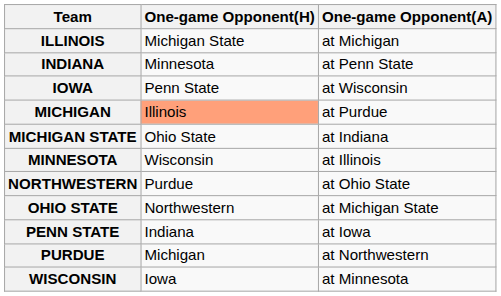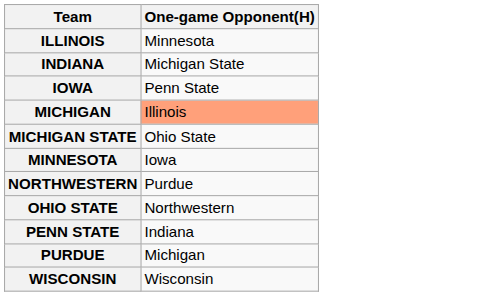- column: (407, 17)
(194, 41) Michigan State -> (179, 41) Minnesota
(179, 65) Minnesota -> (194, 65) Michigan State
(179, 160) Wisconsin -> (160, 160) Iowa
(160, 280) Iowa -> (179, 280) Wisconsin
